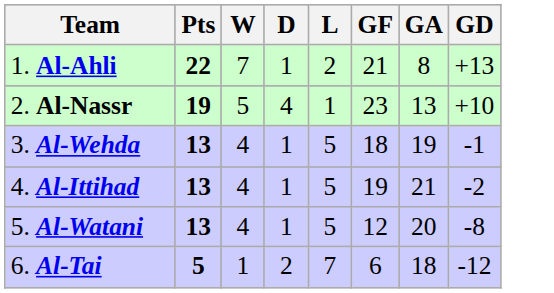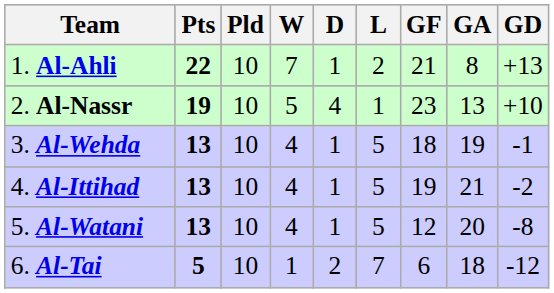+ column: (245, 24)
